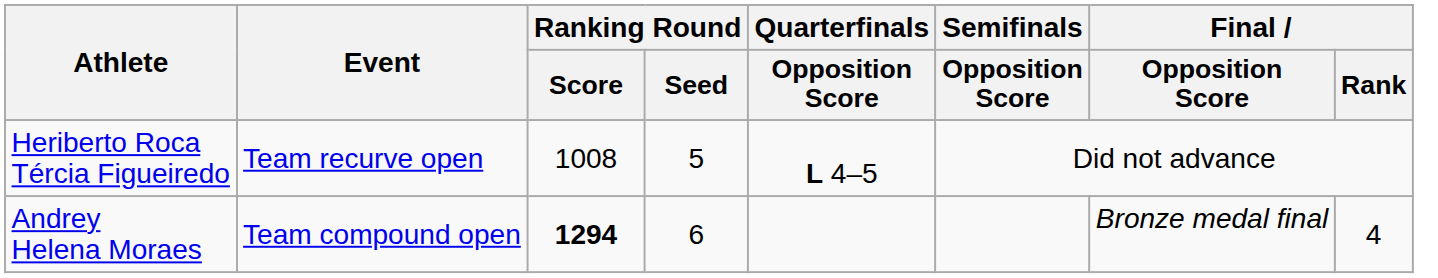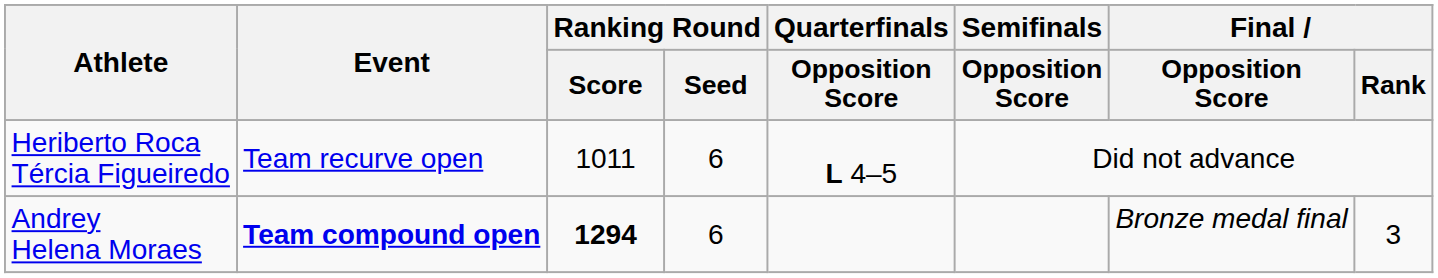(586, 159) 1008 -> (606, 159) 1011
(696, 159) 5 -> (716, 159) 6
(382, 234) normal -> (392, 234) bold
(1374, 234) 4 -> (1393, 234) 3
